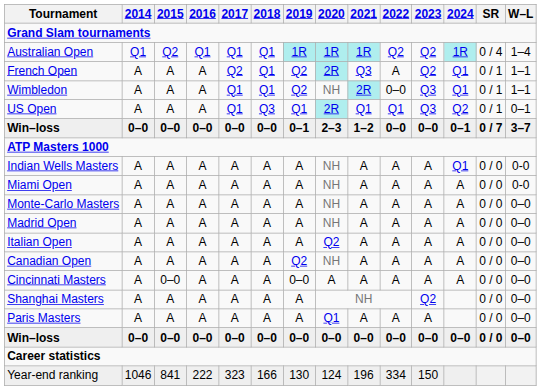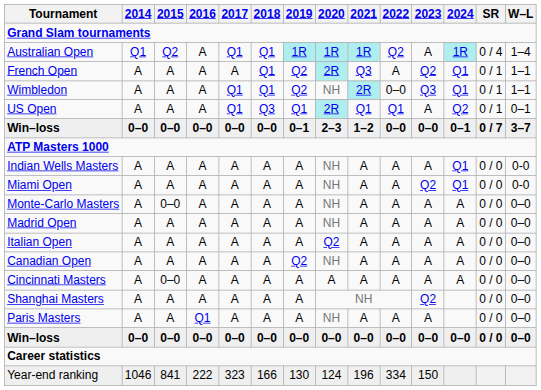(203, 52) Q1 -> (202, 52) A
(428, 52) Q2 -> (428, 52) A
(235, 71) Q2 -> (235, 71) A
(428, 109) Q3 -> (428, 109) A
(428, 185) A -> (428, 185) Q2
(460, 185) A -> (460, 185) Q1
(170, 204) A -> (170, 204) 0–0
(299, 280) 0–0 -> (299, 280) A
(202, 318) A -> (203, 318) Q1
(331, 318) Q1 -> (331, 318) NH
